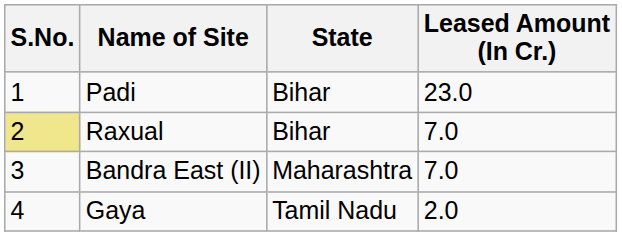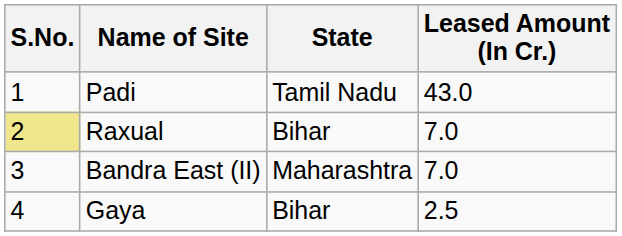(301, 91) Bihar -> (335, 91) Tamil Nadu
(448, 91) 23.0 -> (448, 91) 43.0
(335, 210) Tamil Nadu -> (301, 210) Bihar
(441, 210) 2.0 -> (441, 210) 2.5
